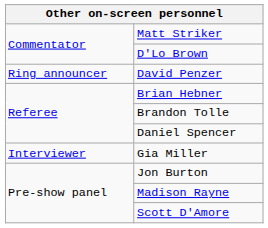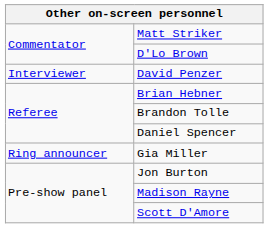(58, 74) Ring announcer -> (47, 74) Interviewer
(47, 153) Interviewer -> (58, 153) Ring announcer
